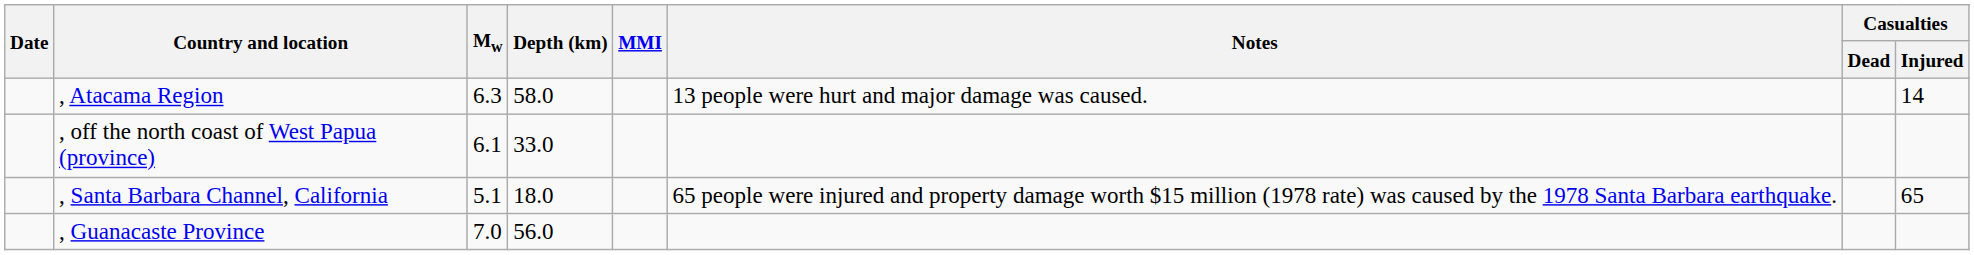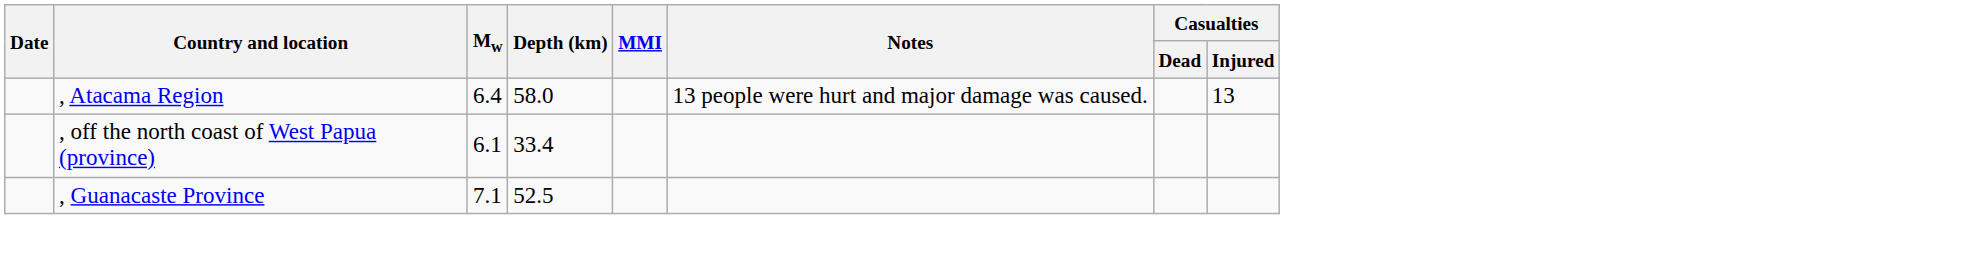(487, 95) 6.3 -> (487, 95) 6.4
(1912, 95) 14 -> (1223, 95) 13
(533, 145) 33.0 -> (533, 145) 33.4
- row: (224, 194)
(487, 231) 7.0 -> (487, 194) 7.1
(533, 231) 56.0 -> (533, 194) 52.5
